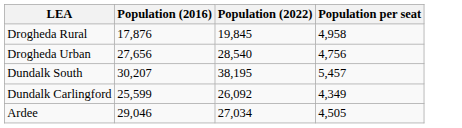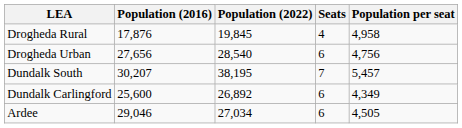+ column: (332, 14)
(135, 93) 25,599 -> (135, 93) 25,600
(235, 93) 26,092 -> (235, 93) 26,892
